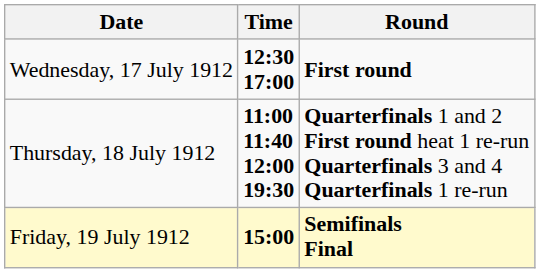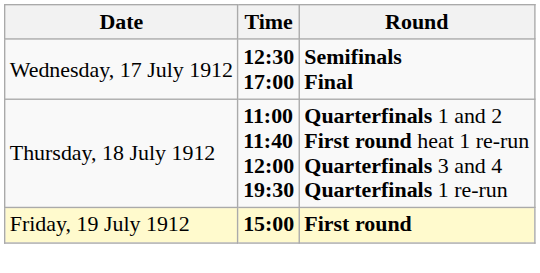(358, 68) First round -> (353, 68) Semifinals Final
(353, 237) Semifinals Final -> (358, 224) First round
